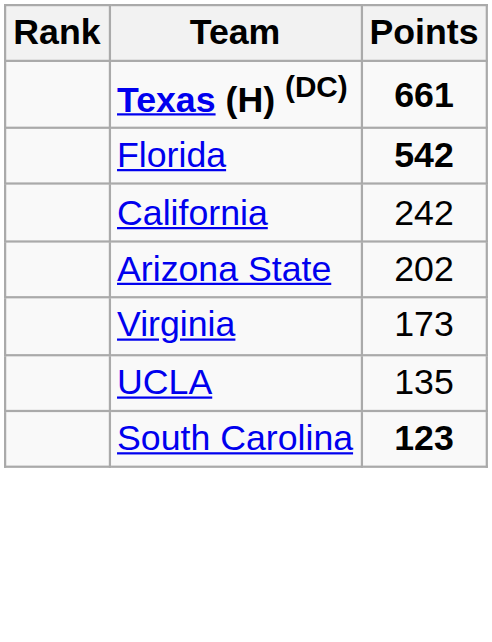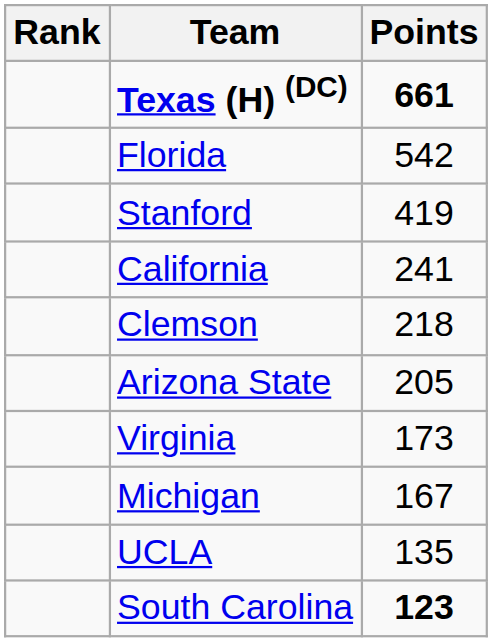(424, 155) bold -> (424, 155) normal
+ row: (184, 212)
(424, 212) 242 -> (424, 268) 241
+ row: (187, 325)
(424, 268) 202 -> (424, 381) 205
+ row: (188, 495)
